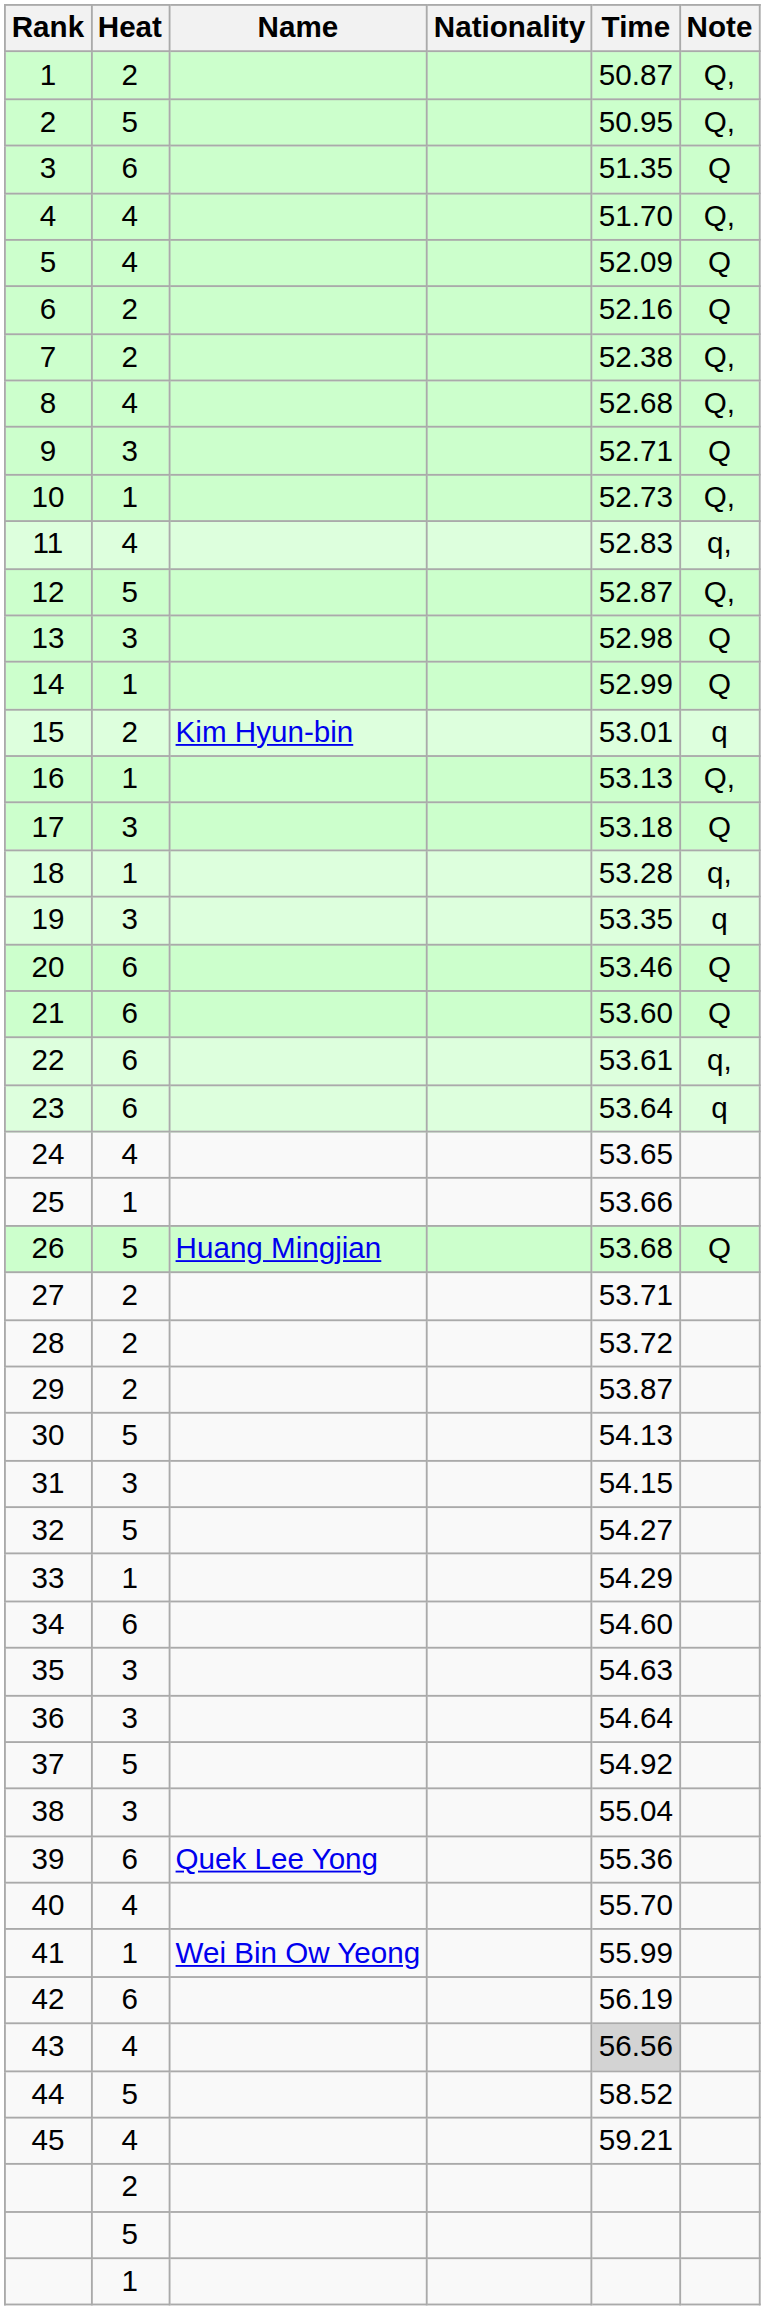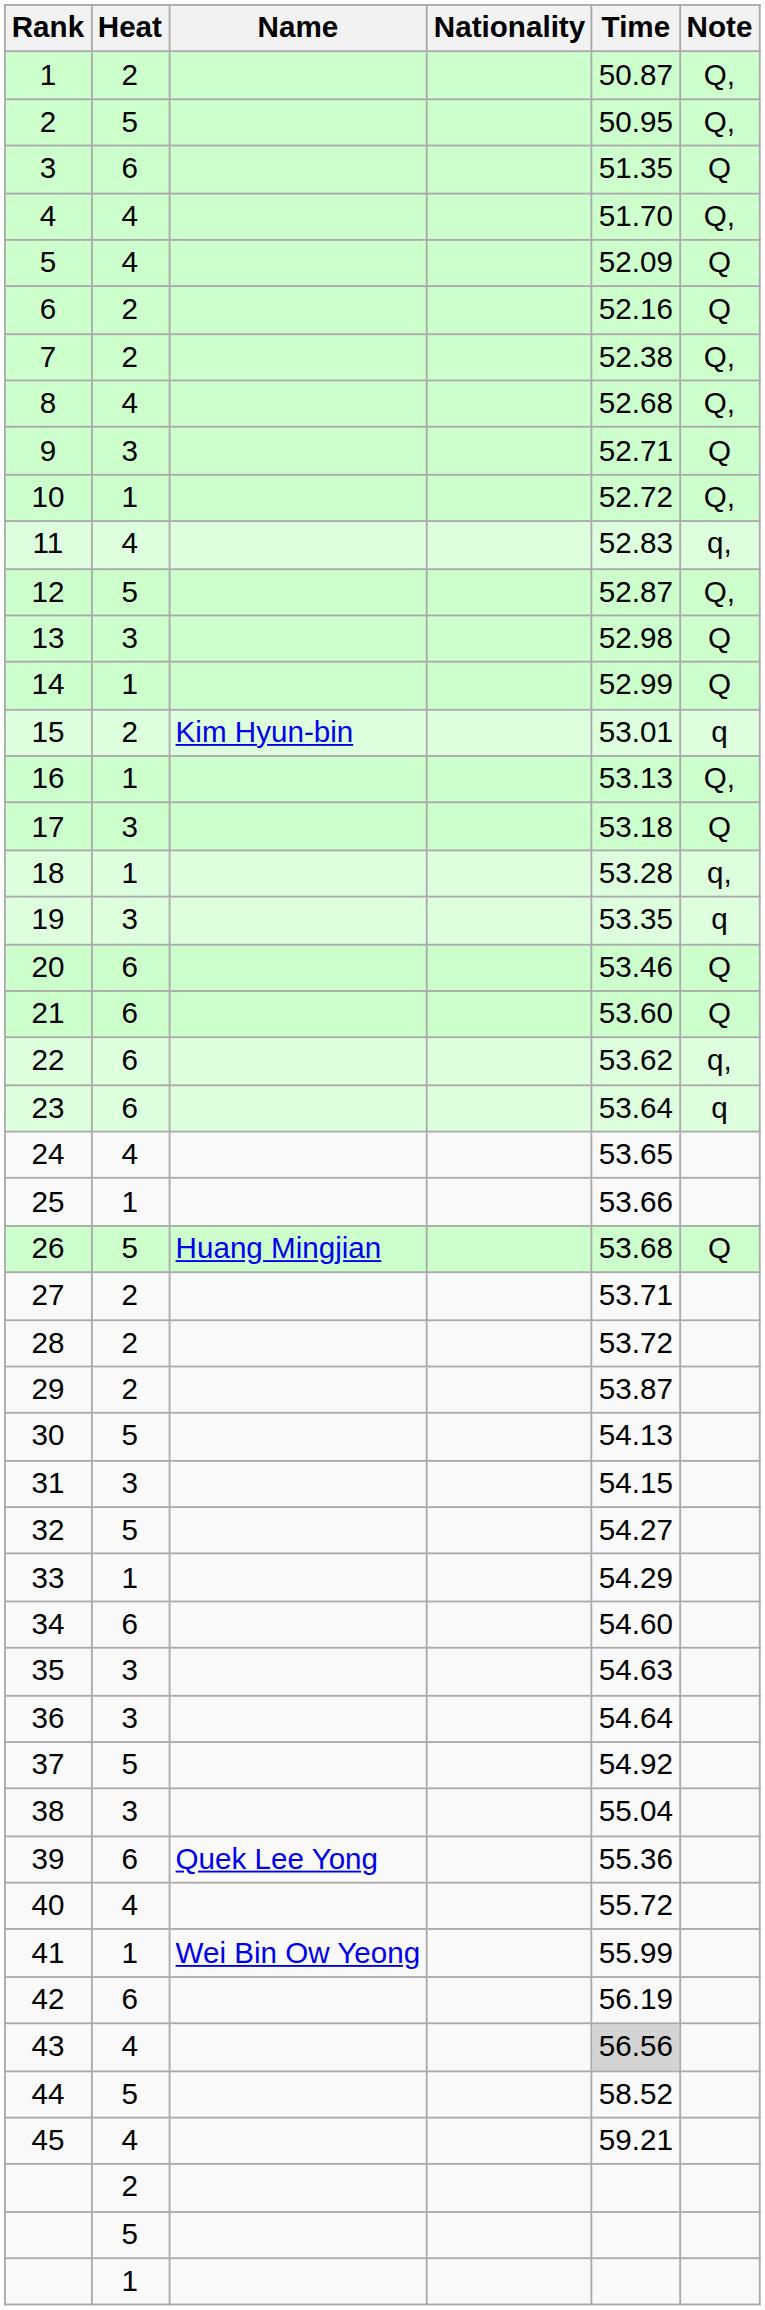(636, 497) 52.73 -> (636, 497) 52.72
(636, 1060) 53.61 -> (636, 1060) 53.62
(636, 1905) 55.70 -> (636, 1905) 55.72
